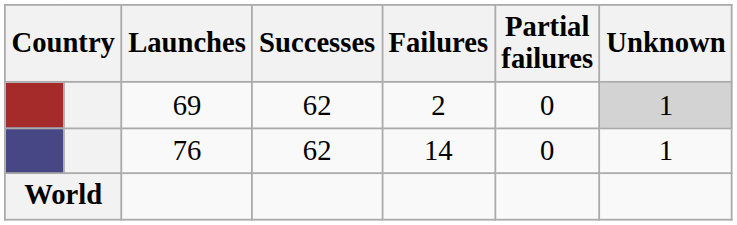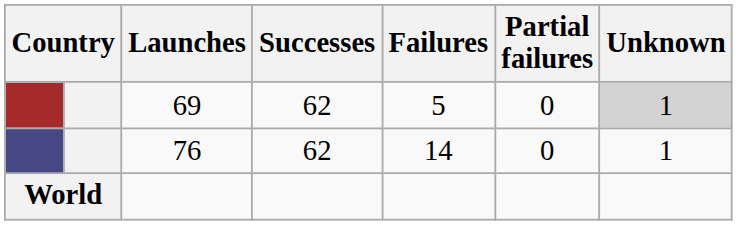(438, 104) 2 -> (438, 104) 5
